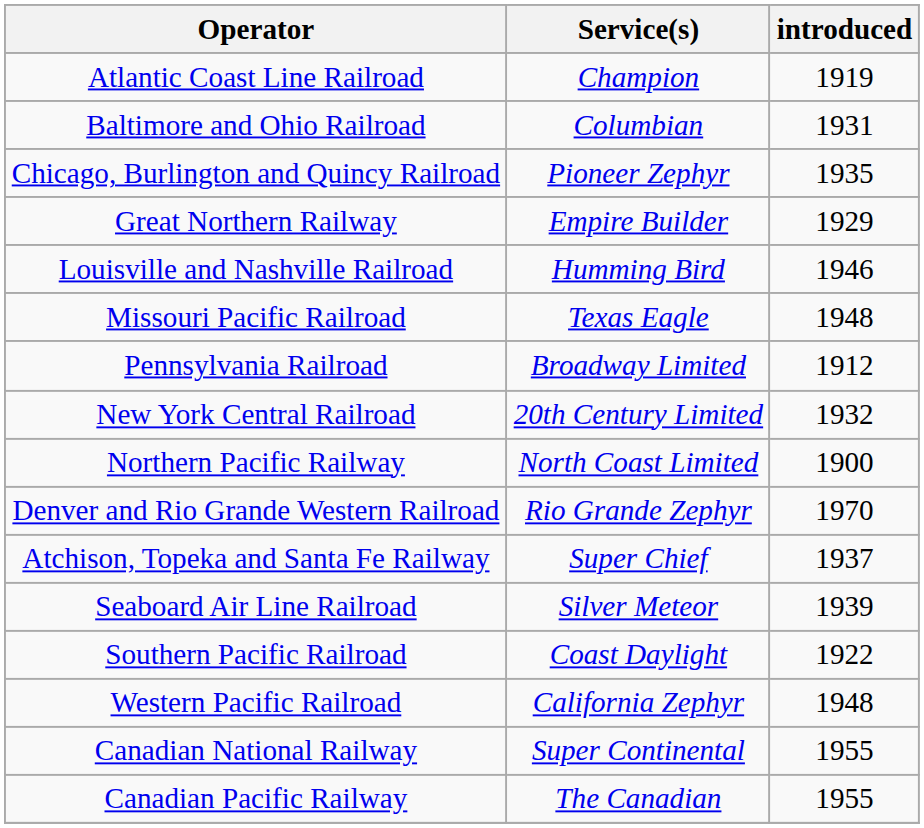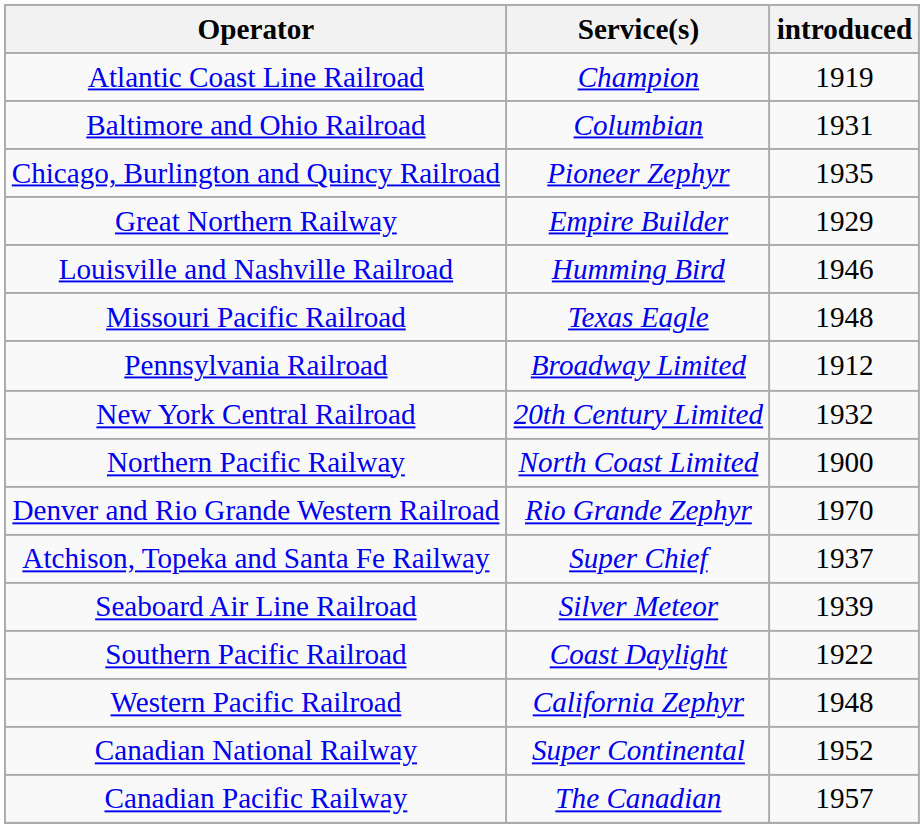(844, 750) 1955 -> (844, 750) 1952
(844, 798) 1955 -> (844, 798) 1957
